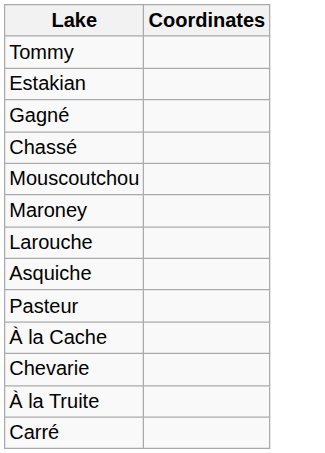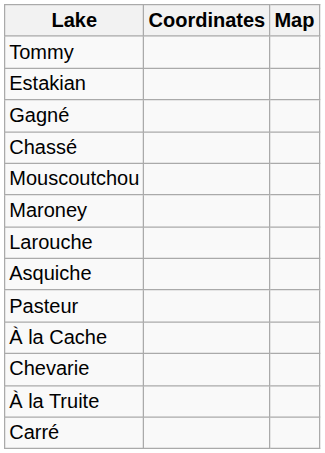+ column: (294, 20)
